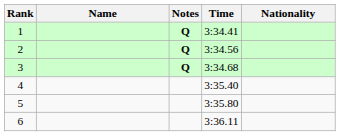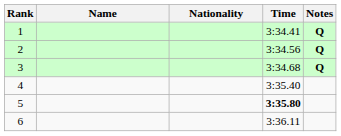columns swapped: (288, 13) <-> (185, 13)
(221, 103) normal -> (283, 103) bold
